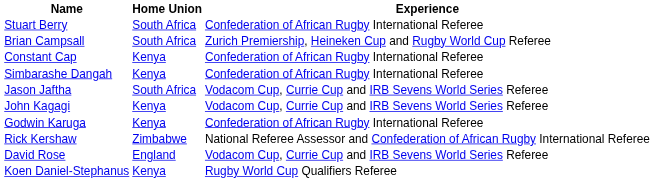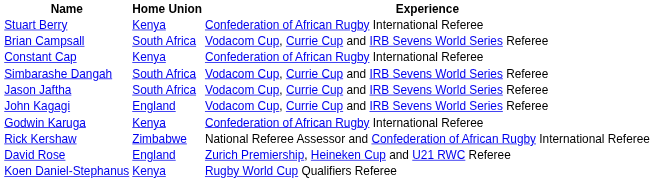(164, 25) South Africa -> (149, 25) Kenya
(378, 41) Zurich Premiership, Heineken Cup and Rugby World Cup Referee -> (377, 41) Vodacom Cup, Currie Cup and IRB Sevens World Series Referee
(149, 74) Kenya -> (164, 74) South Africa
(344, 74) Confederation of African Rugby International Referee -> (377, 74) Vodacom Cup, Currie Cup and IRB Sevens World Series Referee
(149, 106) Kenya -> (154, 106) England
(377, 155) Vodacom Cup, Currie Cup and IRB Sevens World Series Referee -> (358, 155) Zurich Premiership, Heineken Cup and U21 RWC Referee
